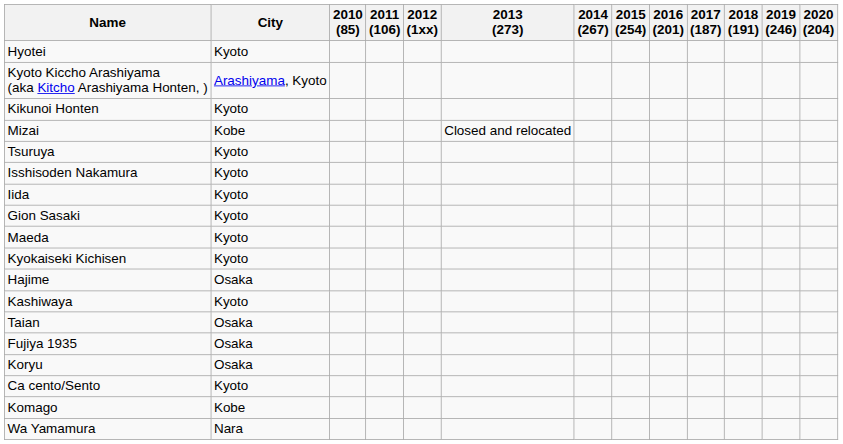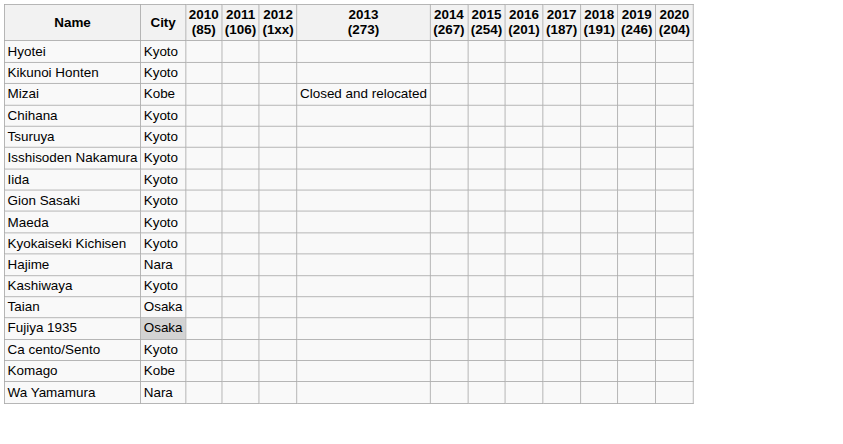- row: (108, 80)
+ row: (33, 115)
(233, 279) Osaka -> (158, 264) Nara
(233, 343) no background -> (163, 328) lightgrey background
- row: (25, 365)
